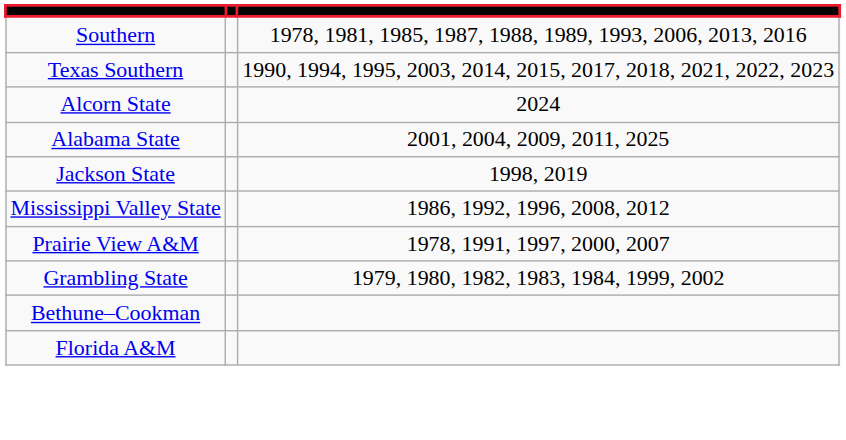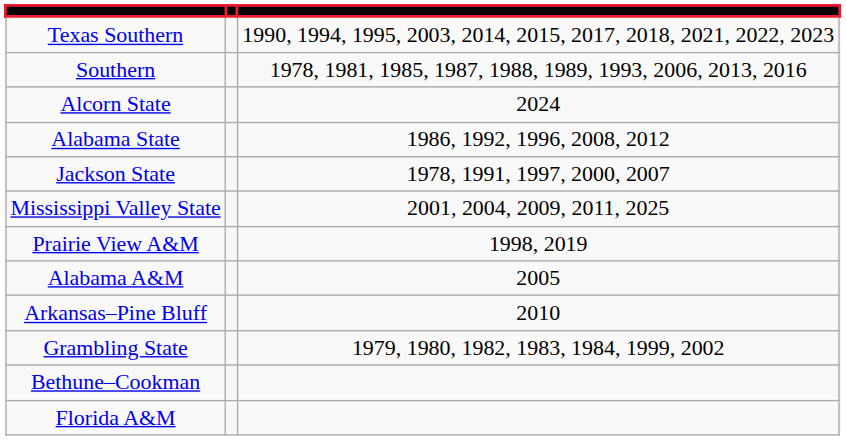rows swapped: (116, 69) <-> (116, 34)
(538, 139) 2001, 2004, 2009, 2011, 2025 -> (538, 139) 1986, 1992, 1996, 2008, 2012
(538, 173) 1998, 2019 -> (538, 173) 1978, 1991, 1997, 2000, 2007
(538, 208) 1986, 1992, 1996, 2008, 2012 -> (538, 208) 2001, 2004, 2009, 2011, 2025
(538, 243) 1978, 1991, 1997, 2000, 2007 -> (538, 243) 1998, 2019
+ row: (116, 278)
+ row: (116, 312)
